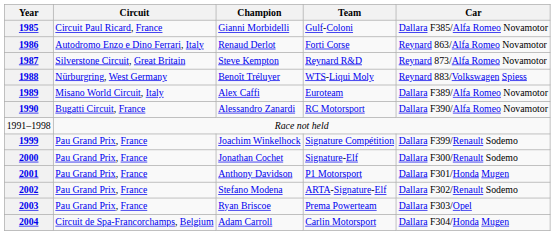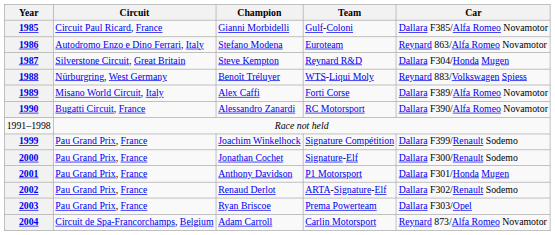(247, 44) Renaud Derlot -> (250, 44) Stefano Modena
(327, 44) Forti Corse -> (324, 44) Euroteam
(473, 60) Reynard 873/Alfa Romeo Novamotor -> (454, 60) Dallara F304/Honda Mugen
(324, 92) Euroteam -> (327, 92) Forti Corse
(250, 189) Stefano Modena -> (247, 189) Renaud Derlot
(454, 222) Dallara F304/Honda Mugen -> (473, 222) Reynard 873/Alfa Romeo Novamotor
